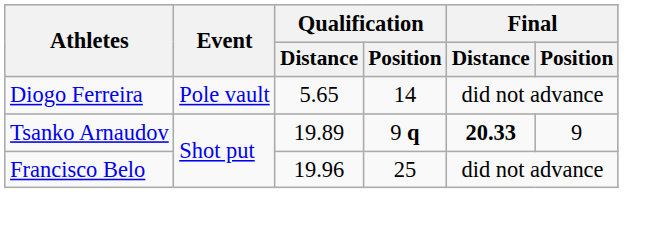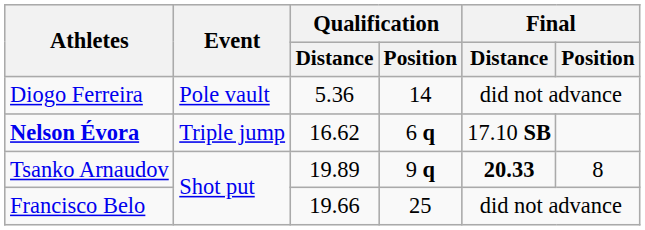(319, 95) 5.65 -> (334, 95) 5.36
+ row: (75, 132)
(577, 132) 9 -> (598, 169) 8
(319, 169) 19.96 -> (334, 206) 19.66
